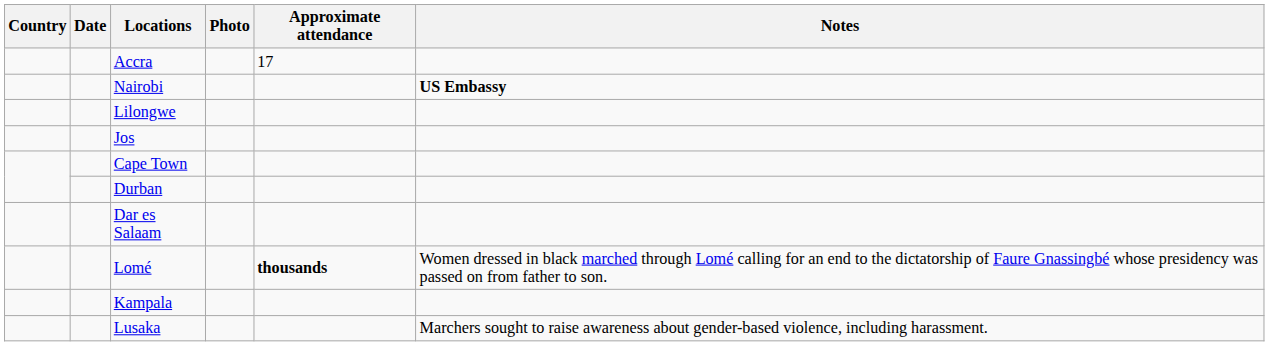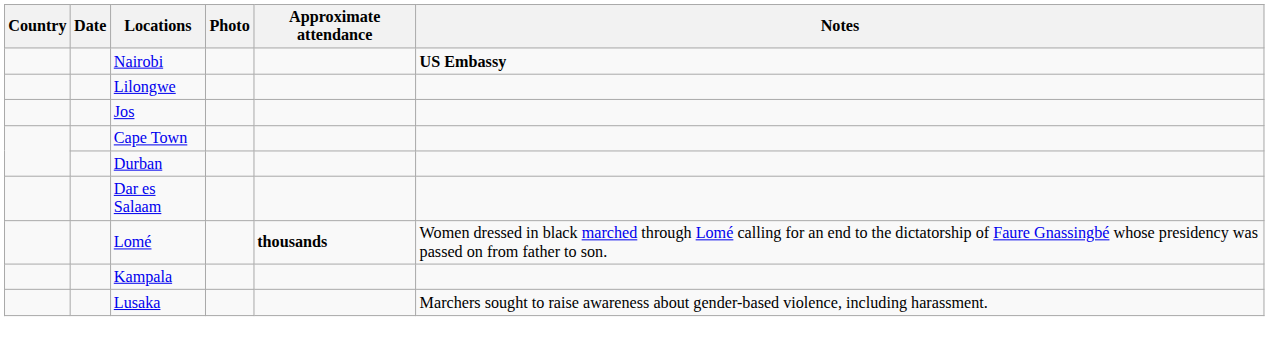- row: (133, 61)
